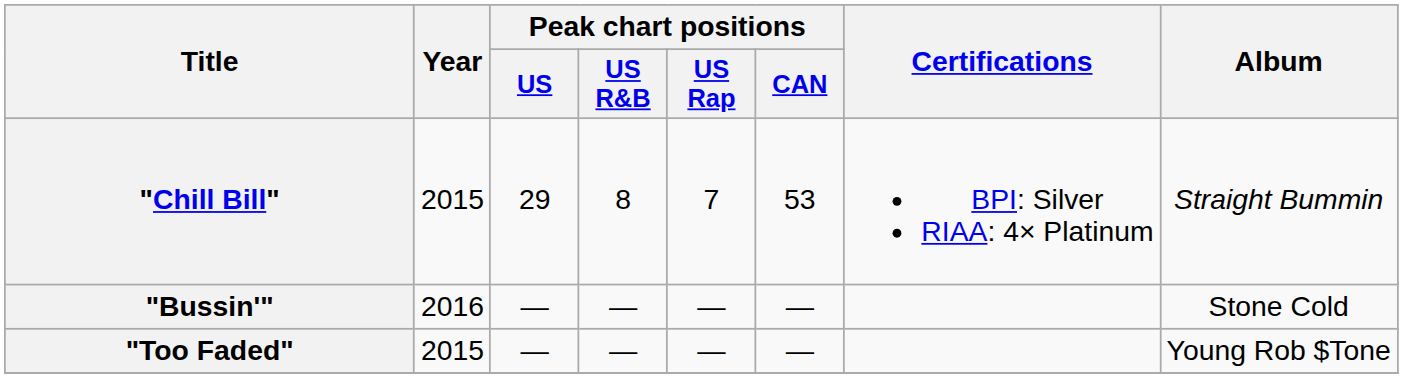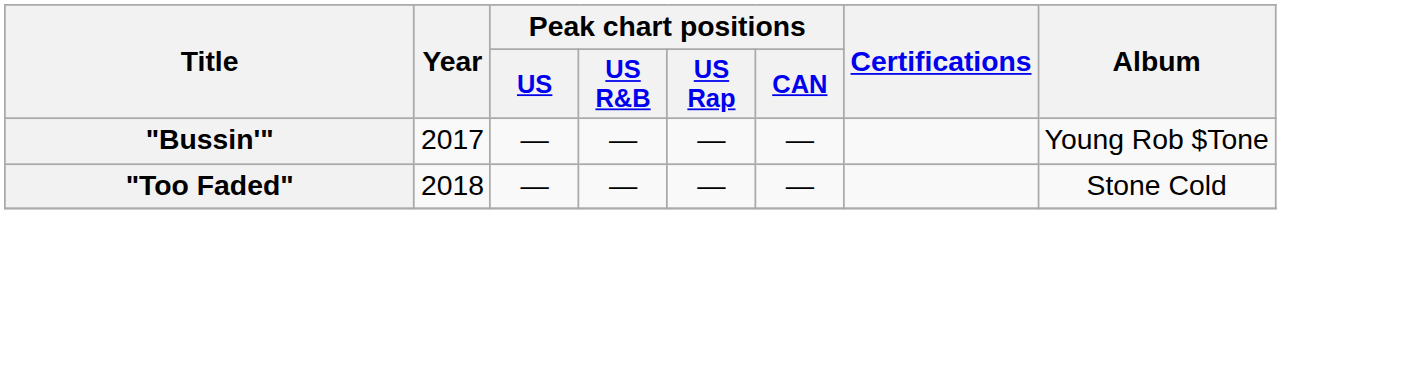- row: (210, 200)
(452, 305) 2016 -> (452, 140) 2017
(1279, 305) Stone Cold -> (1157, 140) Young Rob $Tone
(452, 350) 2015 -> (452, 185) 2018
(1279, 350) Young Rob $Tone -> (1157, 185) Stone Cold
